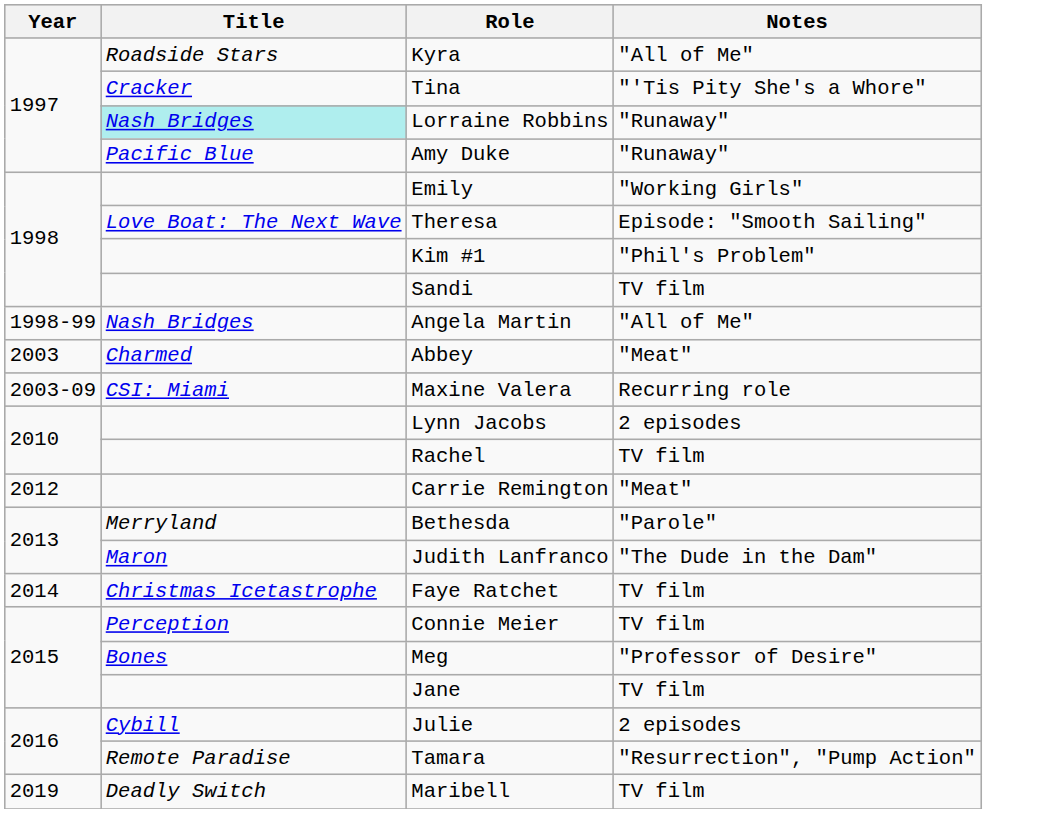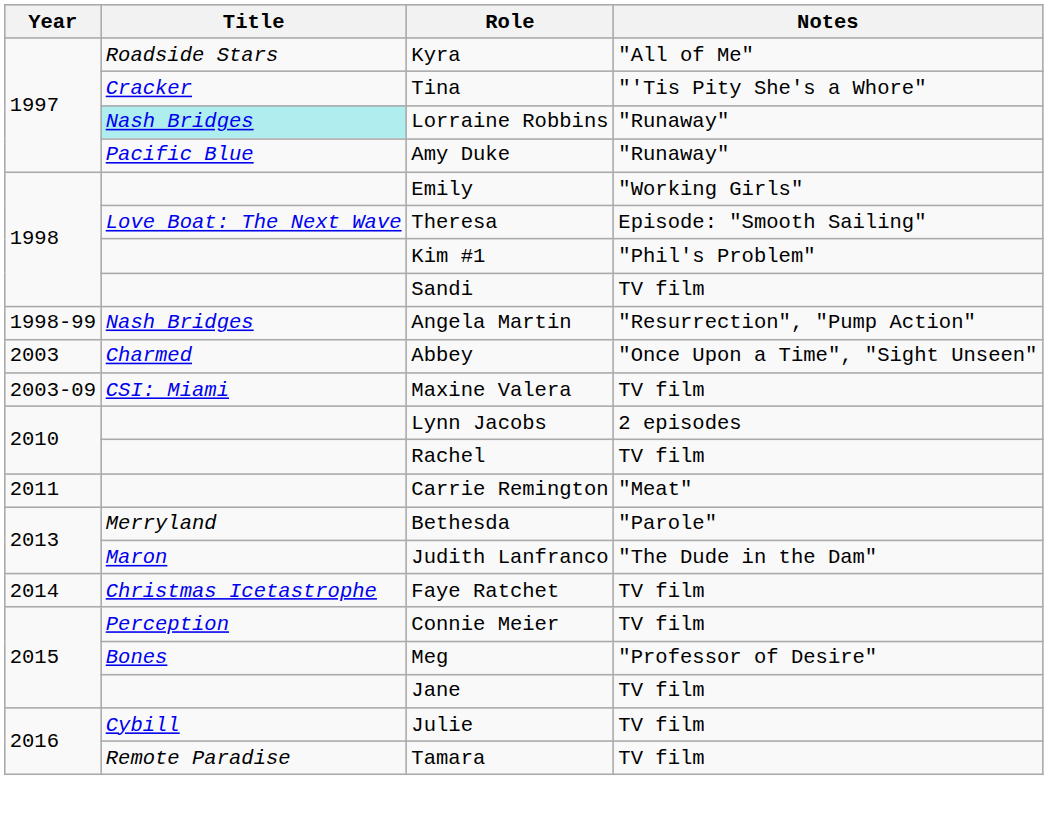(686, 323) "All of Me" -> (797, 323) "Resurrection", "Pump Action"
(655, 356) "Meat" -> (828, 356) "Once Upon a Time", "Sight Unseen"
(705, 390) Recurring role -> (661, 390) TV film
(34, 490) 2012 -> (34, 490) 2011
(680, 725) 2 episodes -> (661, 725) TV film
(797, 758) "Resurrection", "Pump Action" -> (661, 758) TV film
- row: (461, 791)
